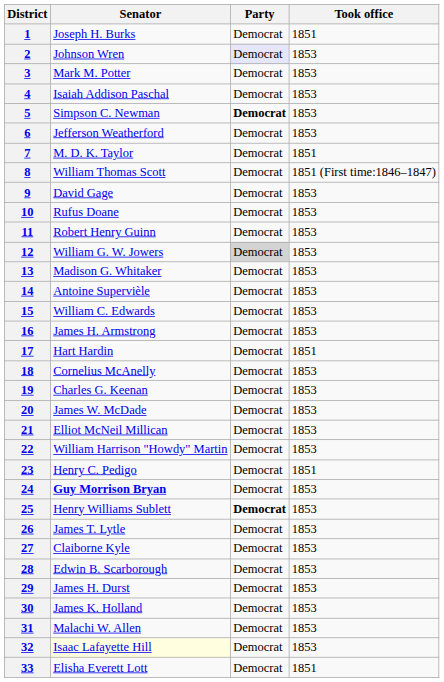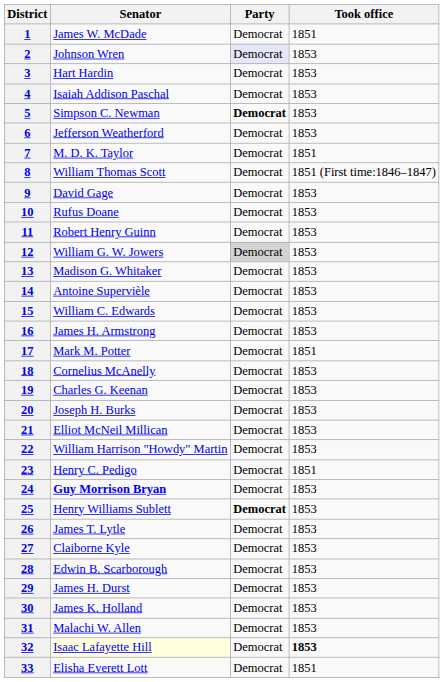(94, 34) Joseph H. Burks -> (100, 34) James W. McDade
(92, 73) Mark M. Potter -> (83, 73) Hart Hardin
(83, 350) Hart Hardin -> (92, 350) Mark M. Potter
(100, 410) James W. McDade -> (94, 410) Joseph H. Burks
(304, 647) normal -> (304, 647) bold
